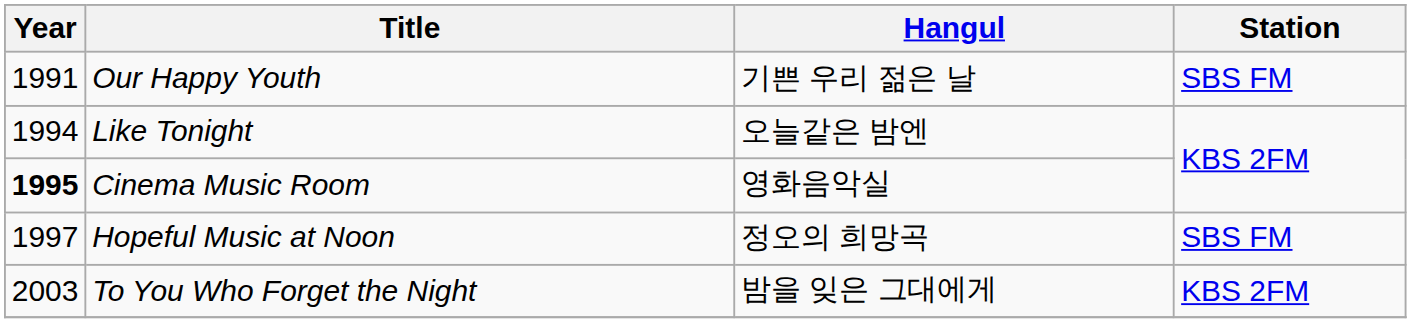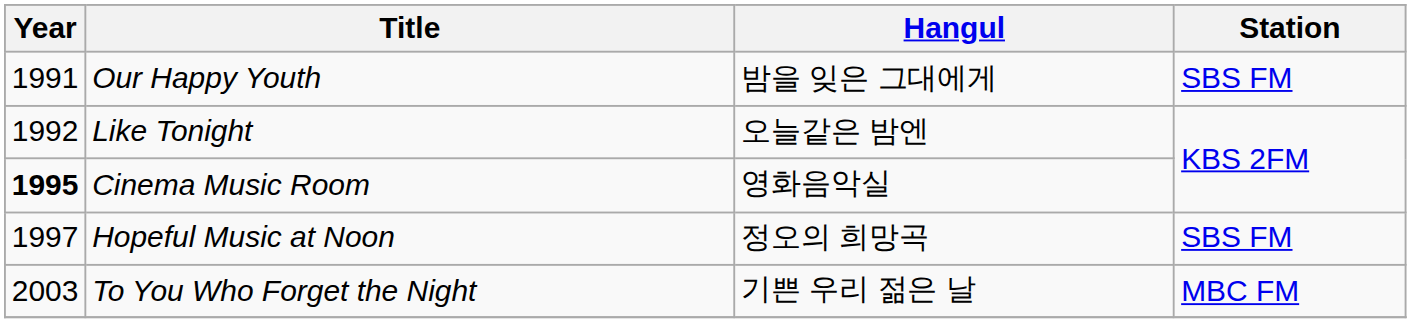(858, 77) 기쁜 우리 젊은 날 -> (869, 77) 밤을 잊은 그대에게
(45, 131) 1994 -> (45, 131) 1992
(869, 289) 밤을 잊은 그대에게 -> (858, 289) 기쁜 우리 젊은 날
(1245, 290) KBS 2FM -> (1240, 290) MBC FM
